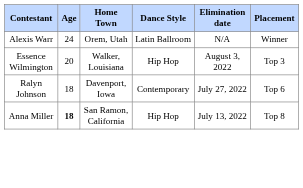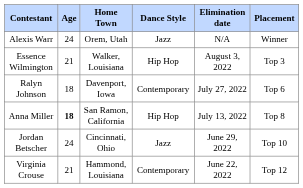(163, 39) Latin Ballroom -> (163, 39) Jazz
(69, 61) 20 -> (69, 61) 21
+ row: (31, 142)
+ row: (31, 169)
